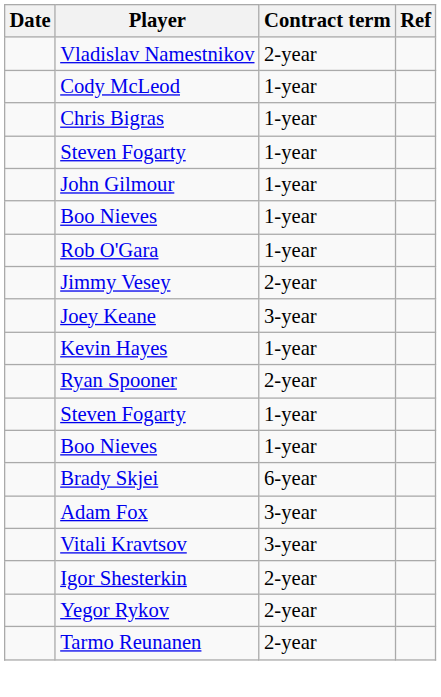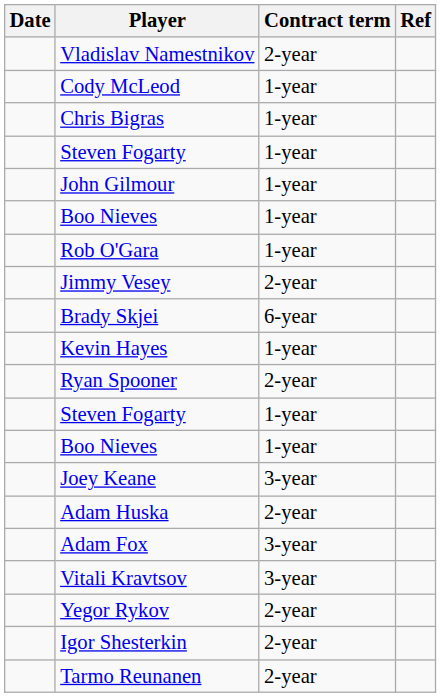rows swapped: (109, 479) <-> (108, 315)
+ row: (114, 511)
rows swapped: (124, 577) <-> (115, 610)
